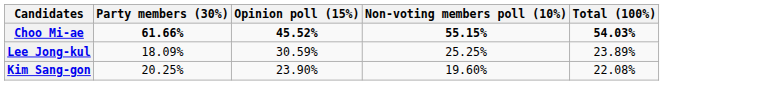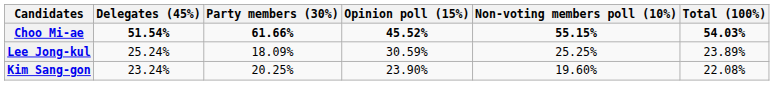+ column: (149, 14)
